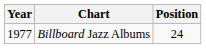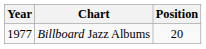(177, 33) 24 -> (177, 33) 20
